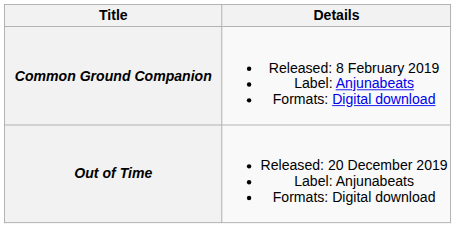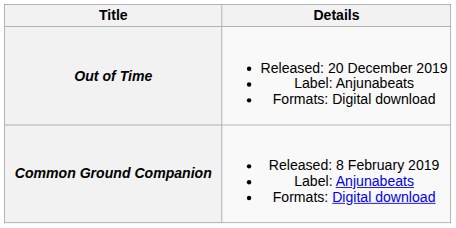rows swapped: (113, 75) <-> (113, 173)
